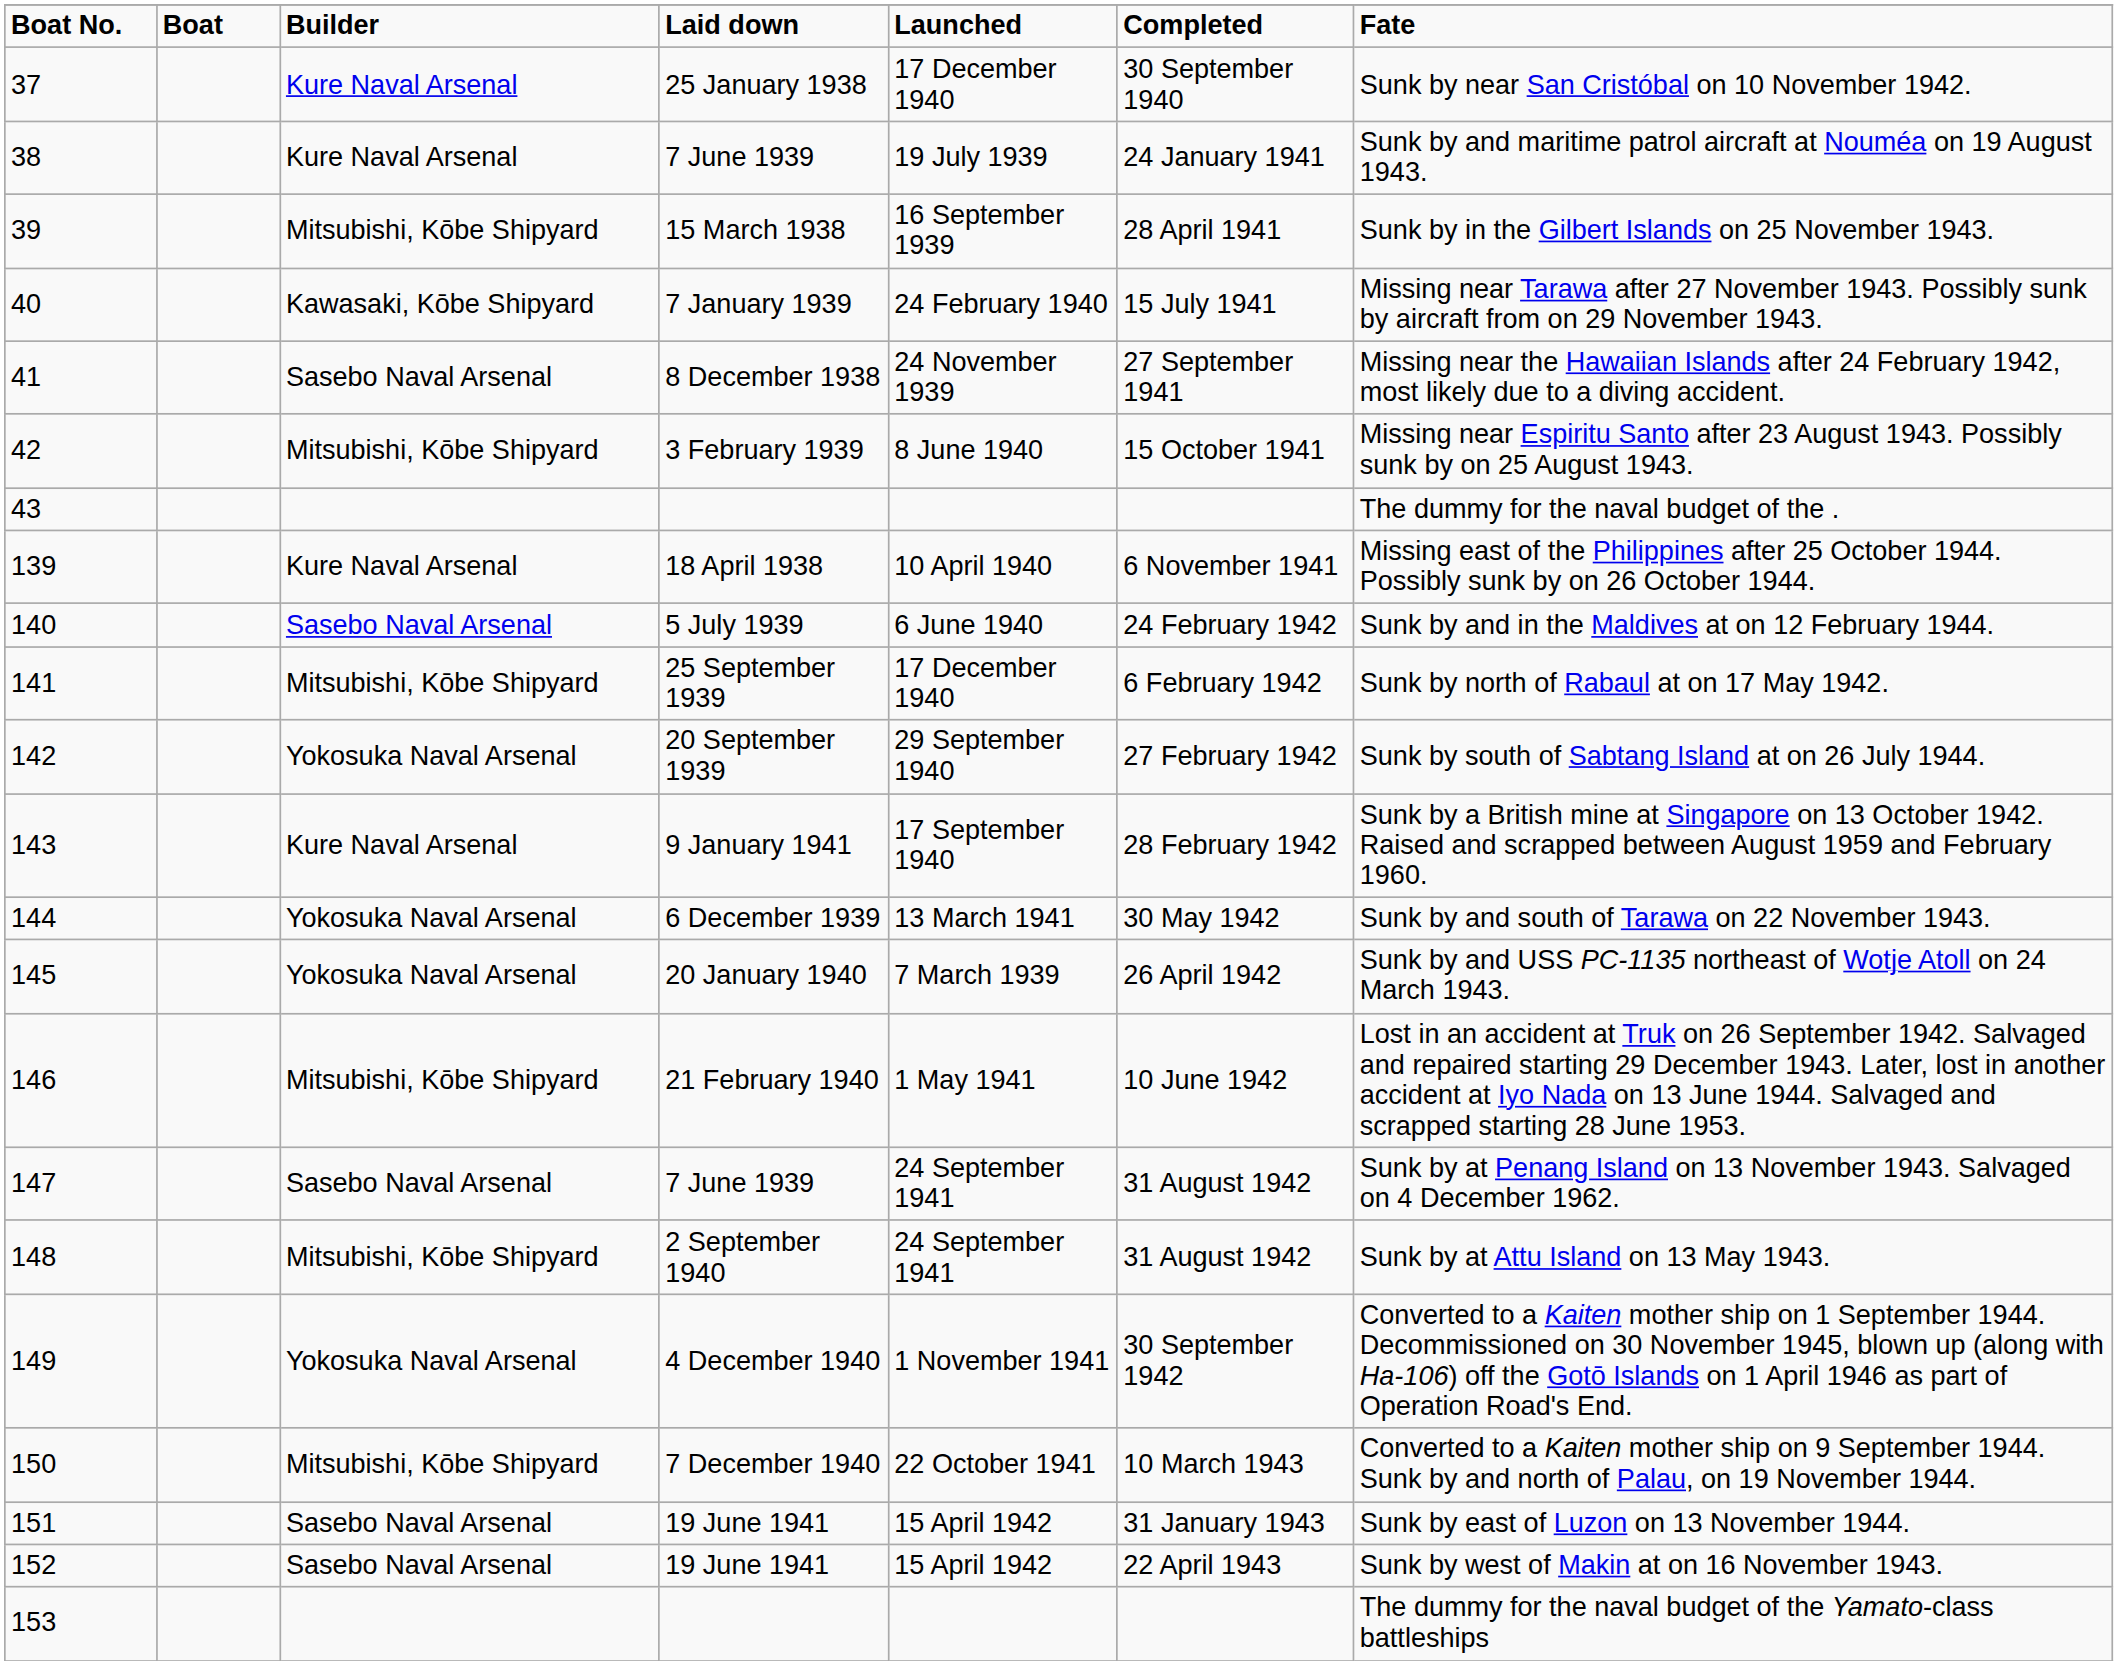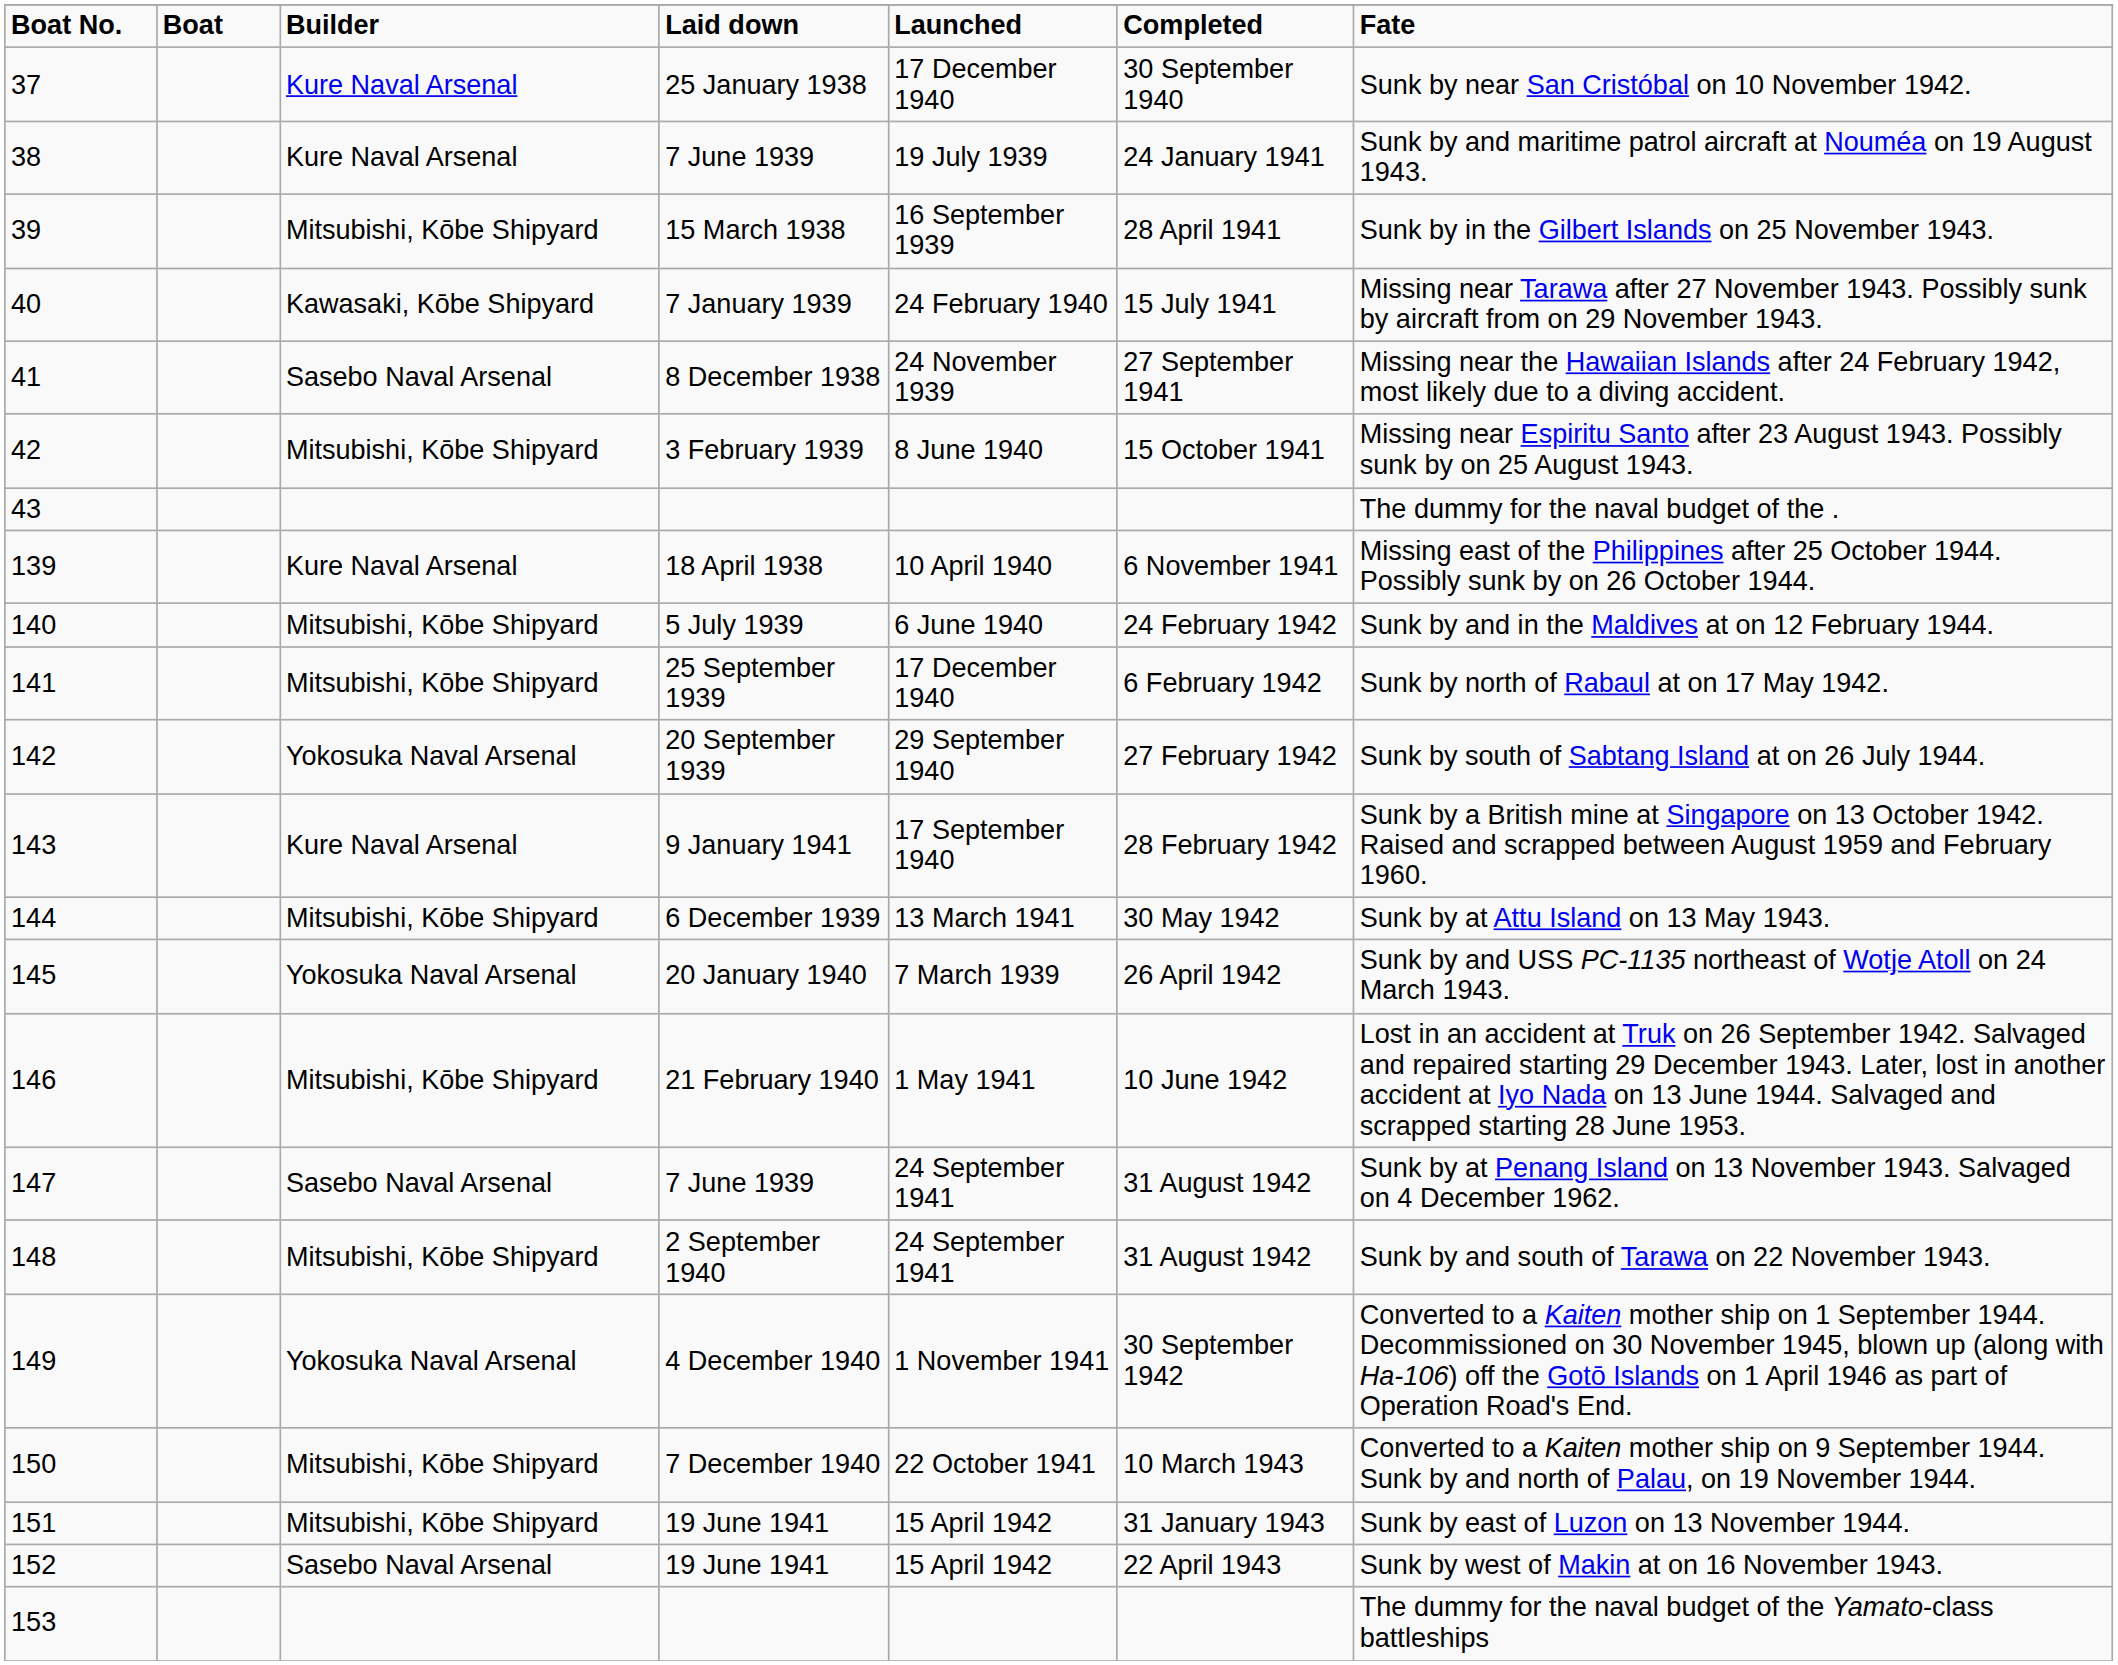(419, 624) Sasebo Naval Arsenal -> (442, 624) Mitsubishi, Kōbe Shipyard
(431, 918) Yokosuka Naval Arsenal -> (442, 918) Mitsubishi, Kōbe Shipyard
(1675, 918) Sunk by and south of Tarawa on 22 November 1943. -> (1595, 918) Sunk by at Attu Island on 13 May 1943.
(1595, 1256) Sunk by at Attu Island on 13 May 1943. -> (1675, 1256) Sunk by and south of Tarawa on 22 November 1943.
(419, 1522) Sasebo Naval Arsenal -> (442, 1522) Mitsubishi, Kōbe Shipyard
